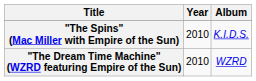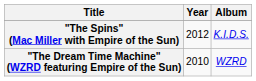(197, 34) 2010 -> (197, 34) 2012
